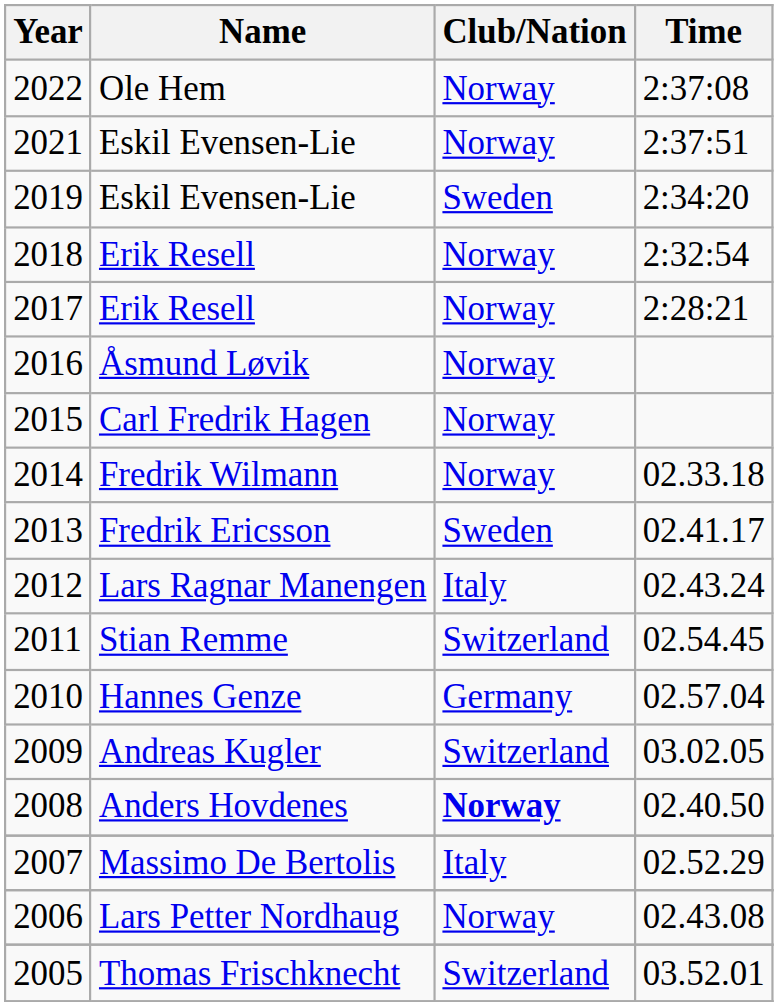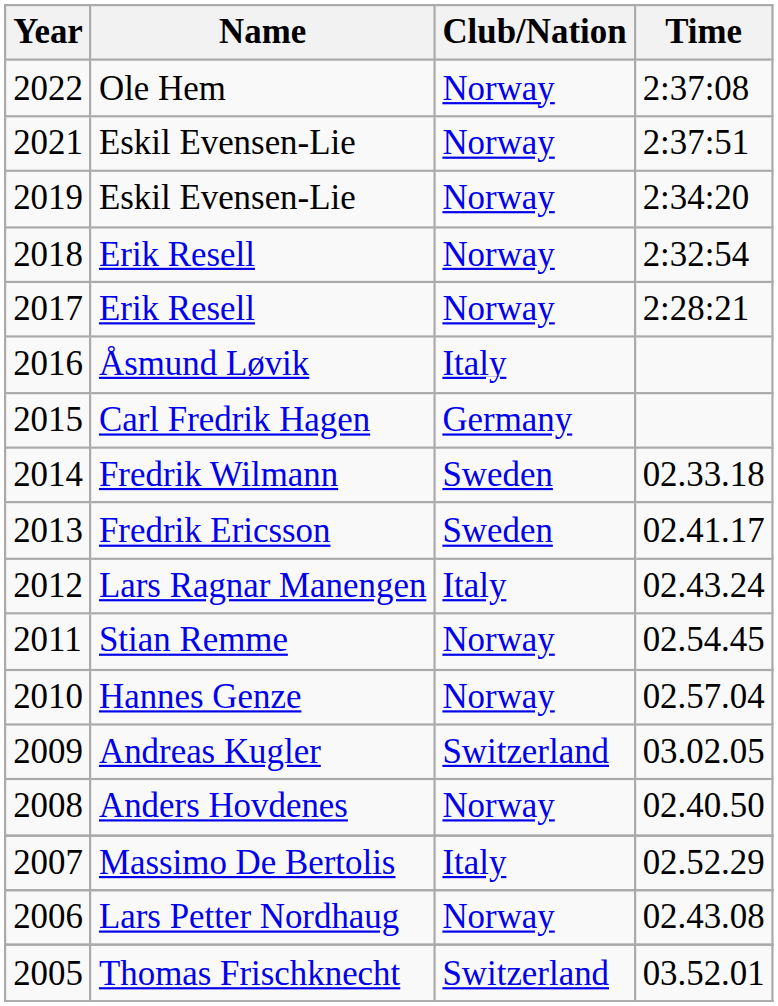(498, 198) Sweden -> (499, 198) Norway
(499, 364) Norway -> (474, 364) Italy
(499, 419) Norway -> (507, 419) Germany
(499, 474) Norway -> (498, 474) Sweden
(526, 640) Switzerland -> (499, 640) Norway
(507, 695) Germany -> (499, 695) Norway
(502, 806) bold -> (499, 806) normal
